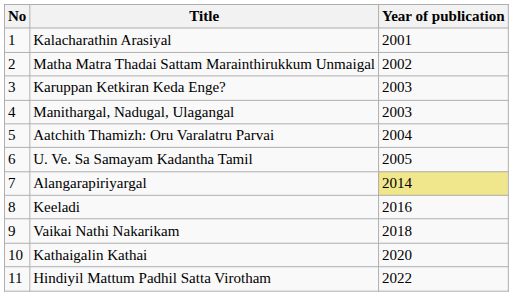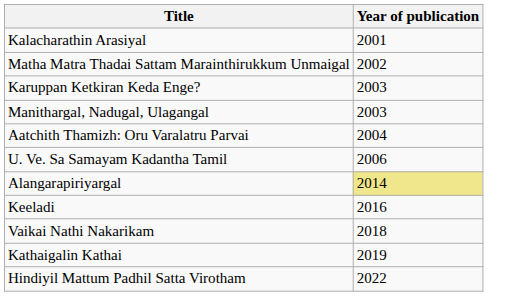- column: (17, 16)
(397, 159) 2005 -> (372, 159) 2006
(397, 254) 2020 -> (372, 254) 2019
